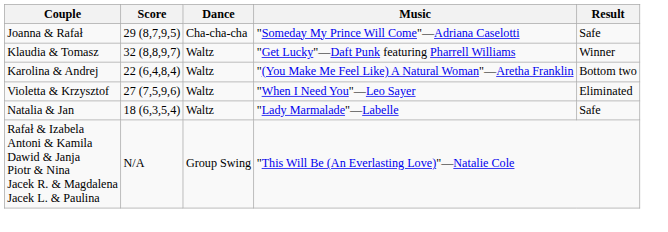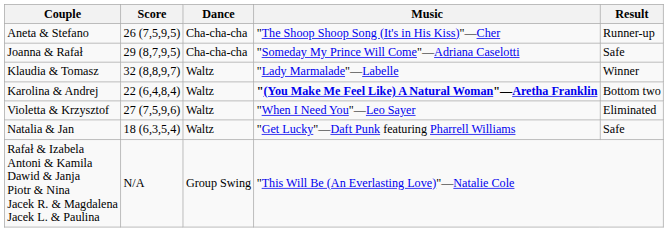+ row: (48, 33)
(386, 52) "Get Lucky"—Daft Punk featuring Pharrell Williams -> (328, 71) "Lady Marmalade"—Labelle
(415, 71) normal -> (427, 91) bold
(328, 110) "Lady Marmalade"—Labelle -> (386, 129) "Get Lucky"—Daft Punk featuring Pharrell Williams
